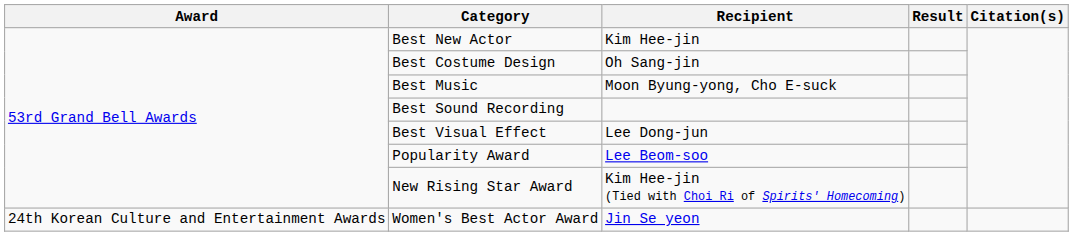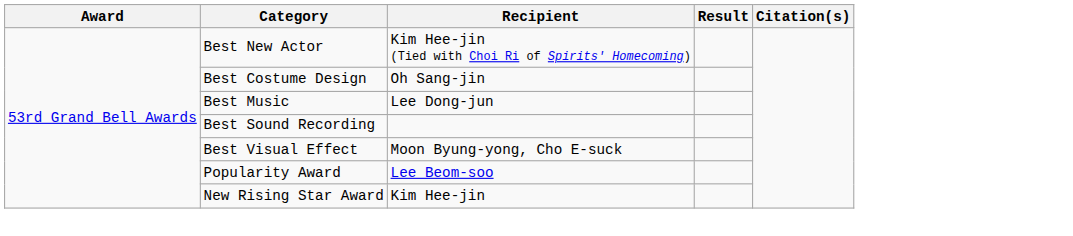(652, 40) Kim Hee-jin -> (541, 47) Kim Hee-jin (Tied with Choi Ri of Spirits' Homecoming)
(721, 86) Moon Byung-yong, Cho E-suck -> (442, 103) Lee Dong-jun
(657, 133) Lee Dong-jun -> (506, 149) Moon Byung-yong, Cho E-suck
(755, 187) Kim Hee-jin (Tied with Choi Ri of Spirits' Homecoming) -> (438, 196) Kim Hee-jin
- row: (495, 219)
